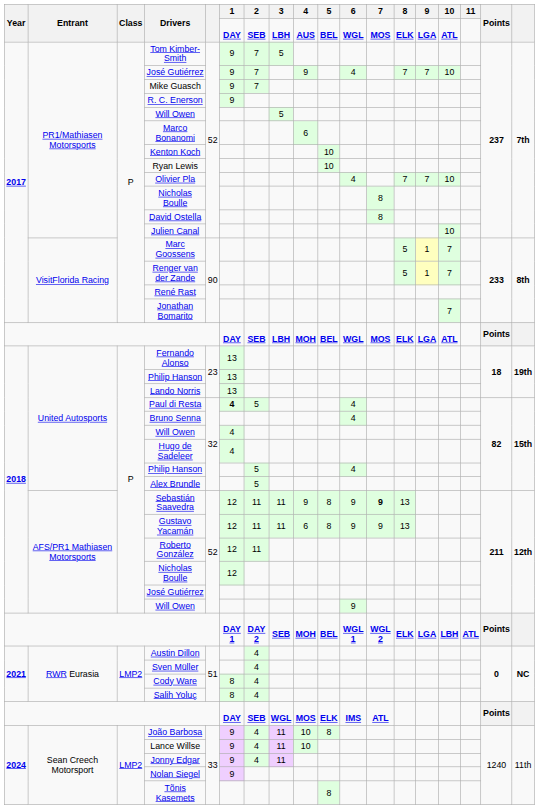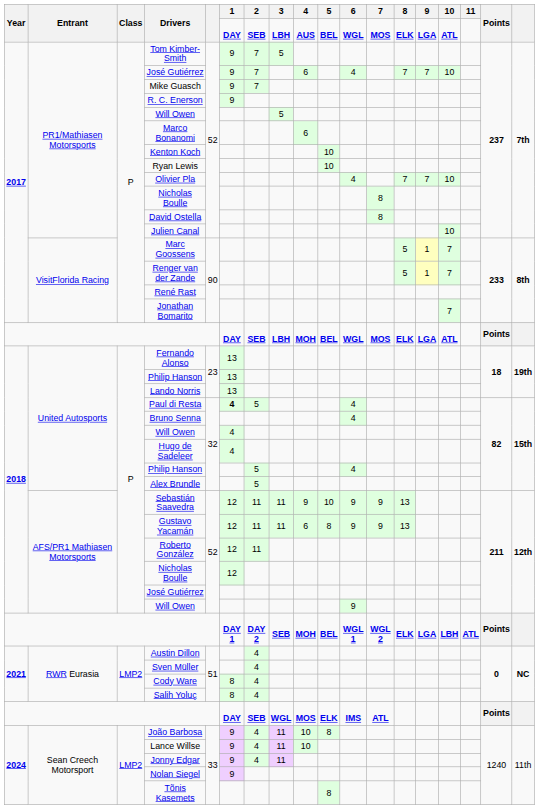(306, 73) 9 -> (306, 73) 6
(329, 503) 8 -> (329, 503) 10
(380, 503) bold -> (380, 503) normal
